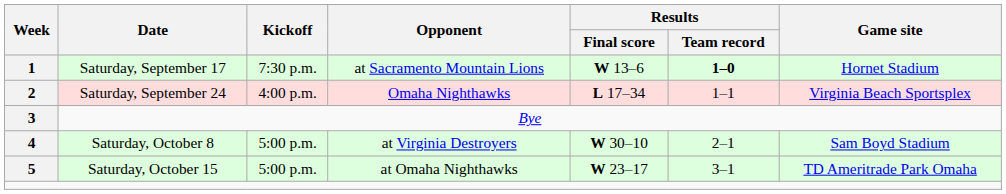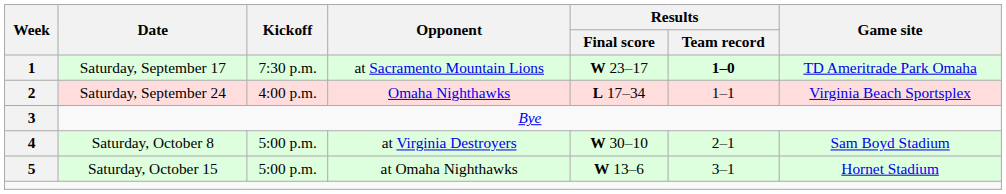(619, 67) W 13–6 -> (619, 67) W 23–17
(890, 67) Hornet Stadium -> (890, 67) TD Ameritrade Park Omaha
(619, 169) W 23–17 -> (619, 169) W 13–6
(890, 169) TD Ameritrade Park Omaha -> (890, 169) Hornet Stadium
